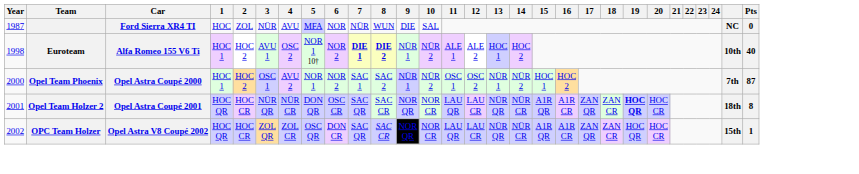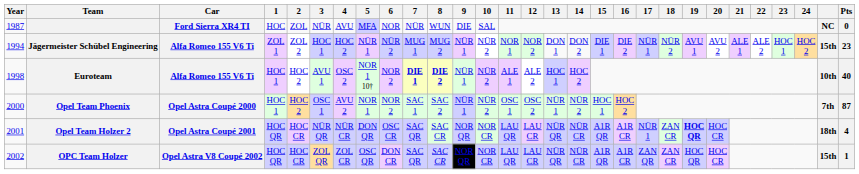+ row: (93, 45)
(589, 106) ZAN QR -> (648, 131) NÜR 1
(751, 106) 8 -> (846, 131) 4
